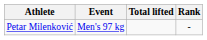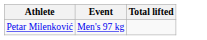- column: (189, 12)
